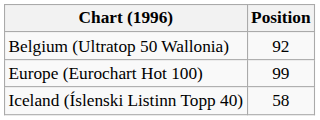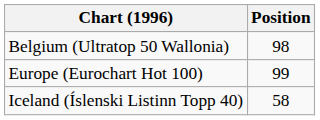(281, 45) 92 -> (281, 45) 98
